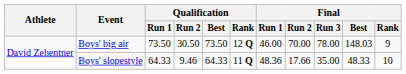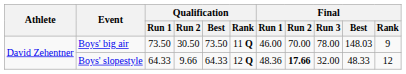(243, 44) 12 Q -> (243, 44) 11 Q
(188, 61) 9.46 -> (188, 61) 9.66
(243, 61) 11 Q -> (243, 61) 12 Q
(299, 61) normal -> (299, 61) bold
(328, 61) 35.00 -> (328, 61) 32.00
(388, 61) 10 -> (388, 61) 12
